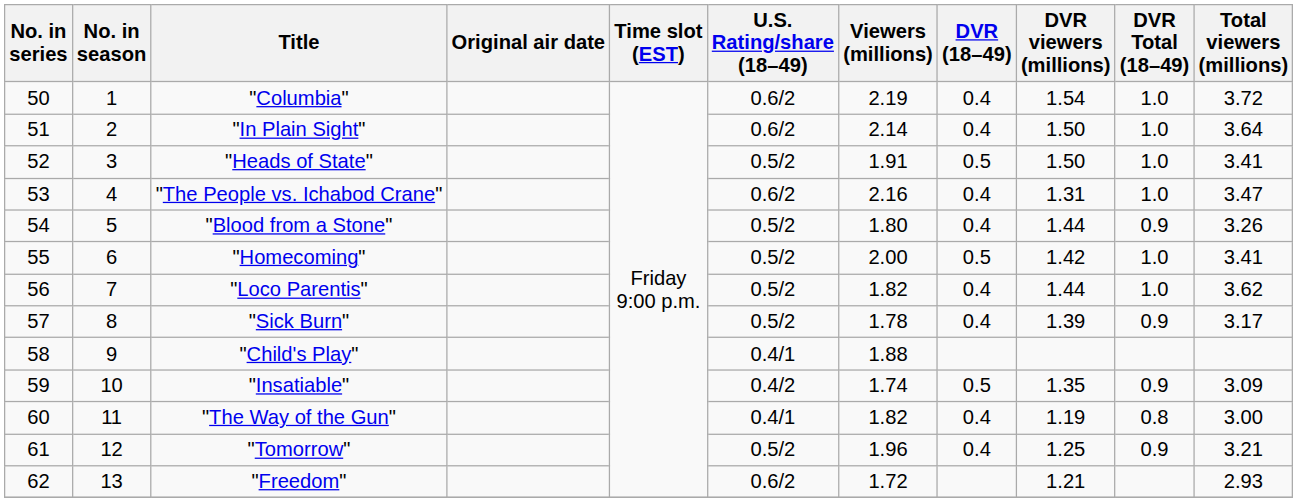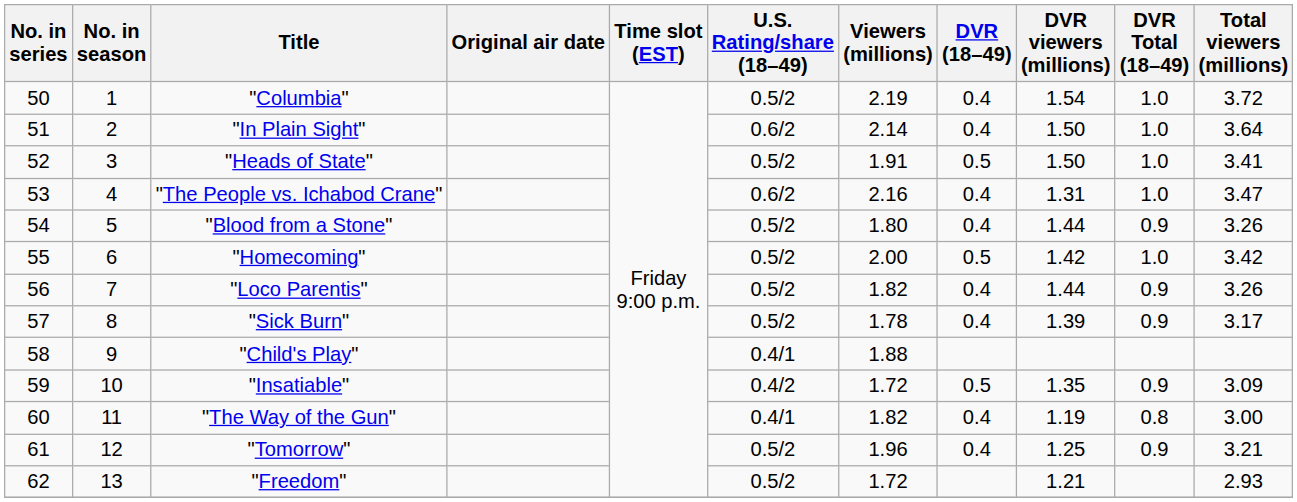(773, 97) 0.6/2 -> (773, 97) 0.5/2
(1243, 257) 3.41 -> (1243, 257) 3.42
(1155, 289) 1.0 -> (1155, 289) 0.9
(1243, 289) 3.62 -> (1243, 289) 3.26
(888, 385) 1.74 -> (888, 385) 1.72
(773, 481) 0.6/2 -> (773, 481) 0.5/2
